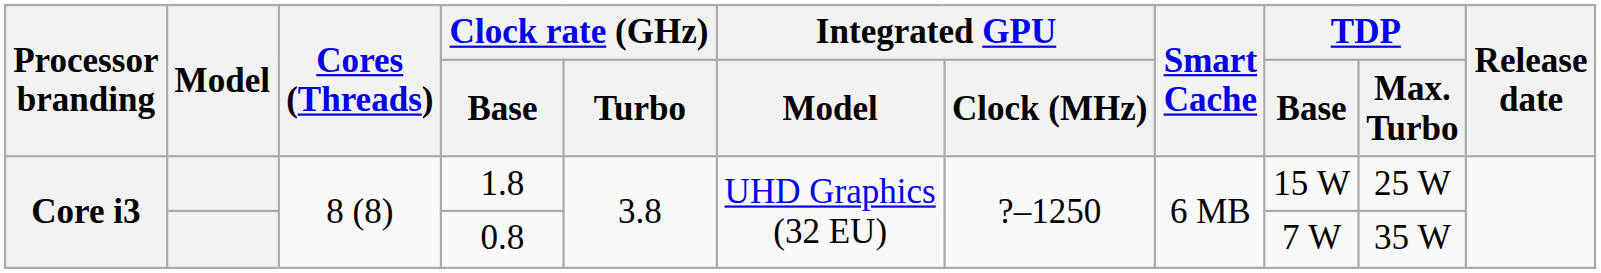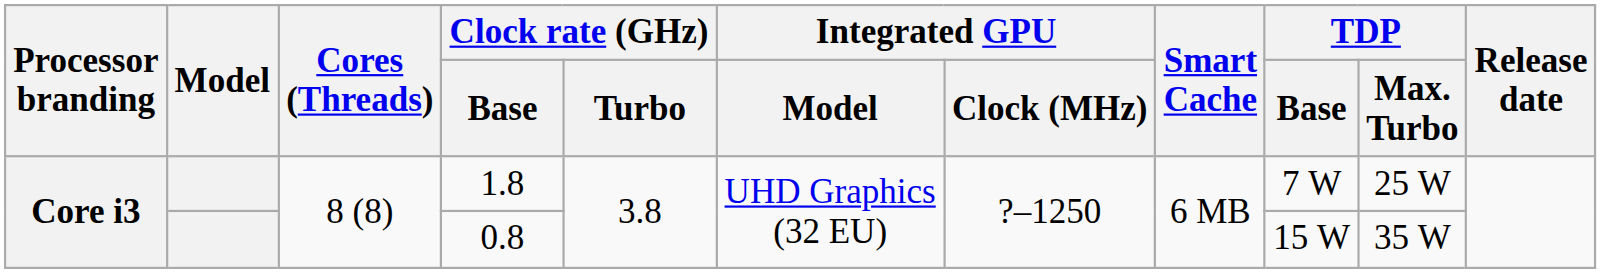(1312, 182) 15 W -> (1312, 182) 7 W
(1312, 238) 7 W -> (1312, 238) 15 W
